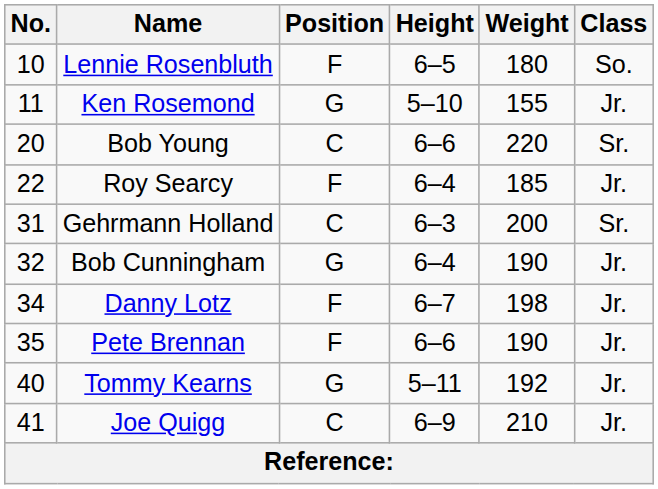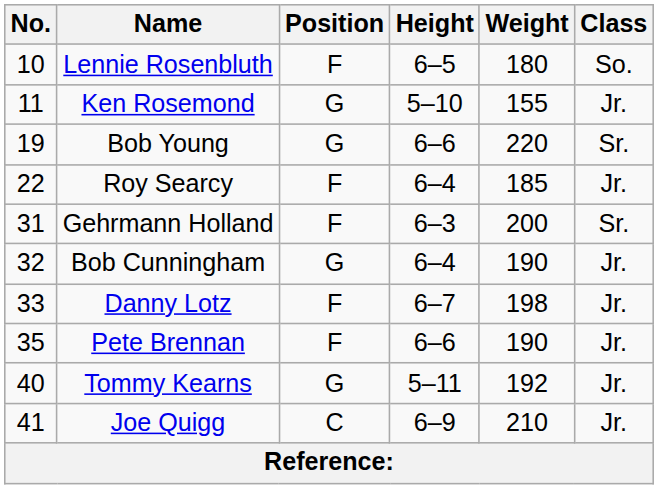(31, 143) 20 -> (31, 143) 19
(335, 143) C -> (335, 143) G
(335, 223) C -> (335, 223) F
(31, 303) 34 -> (31, 303) 33
